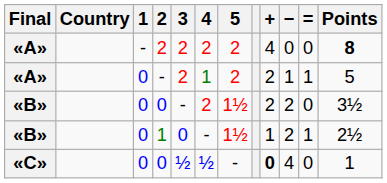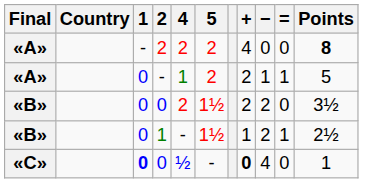- column: (183, 18)
(143, 163) normal -> (143, 163) bold
